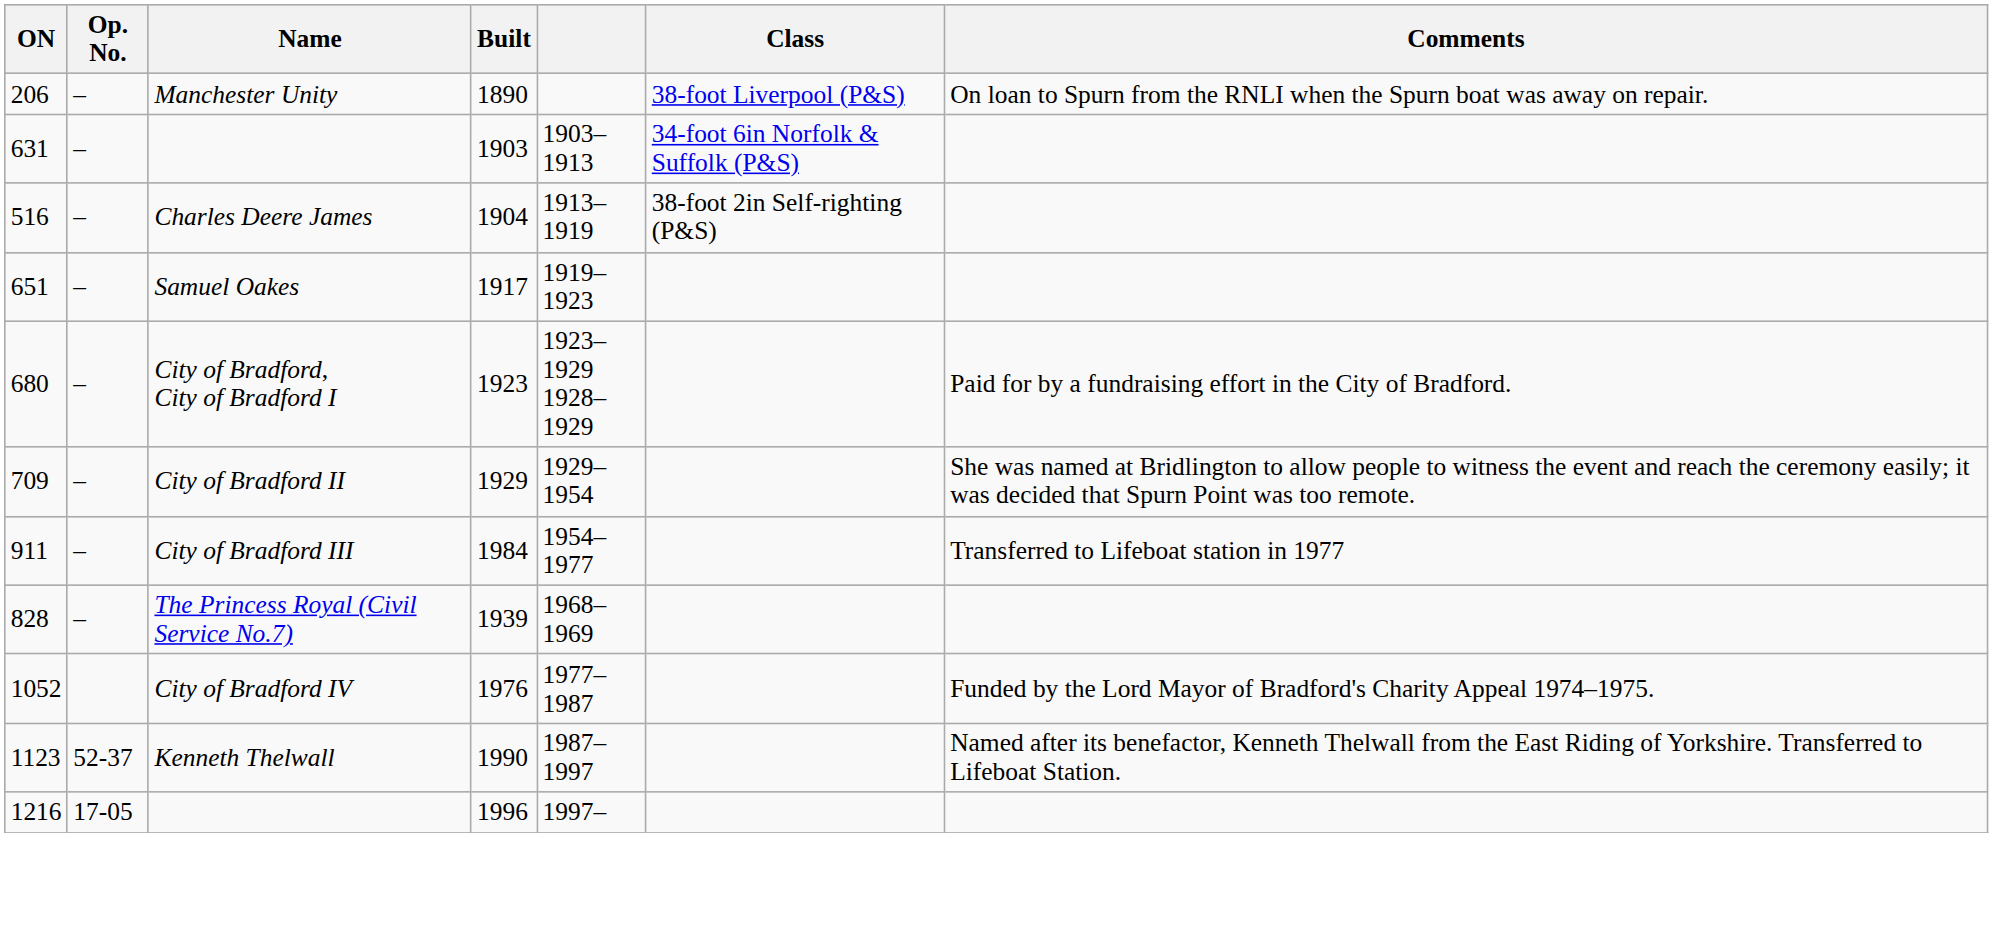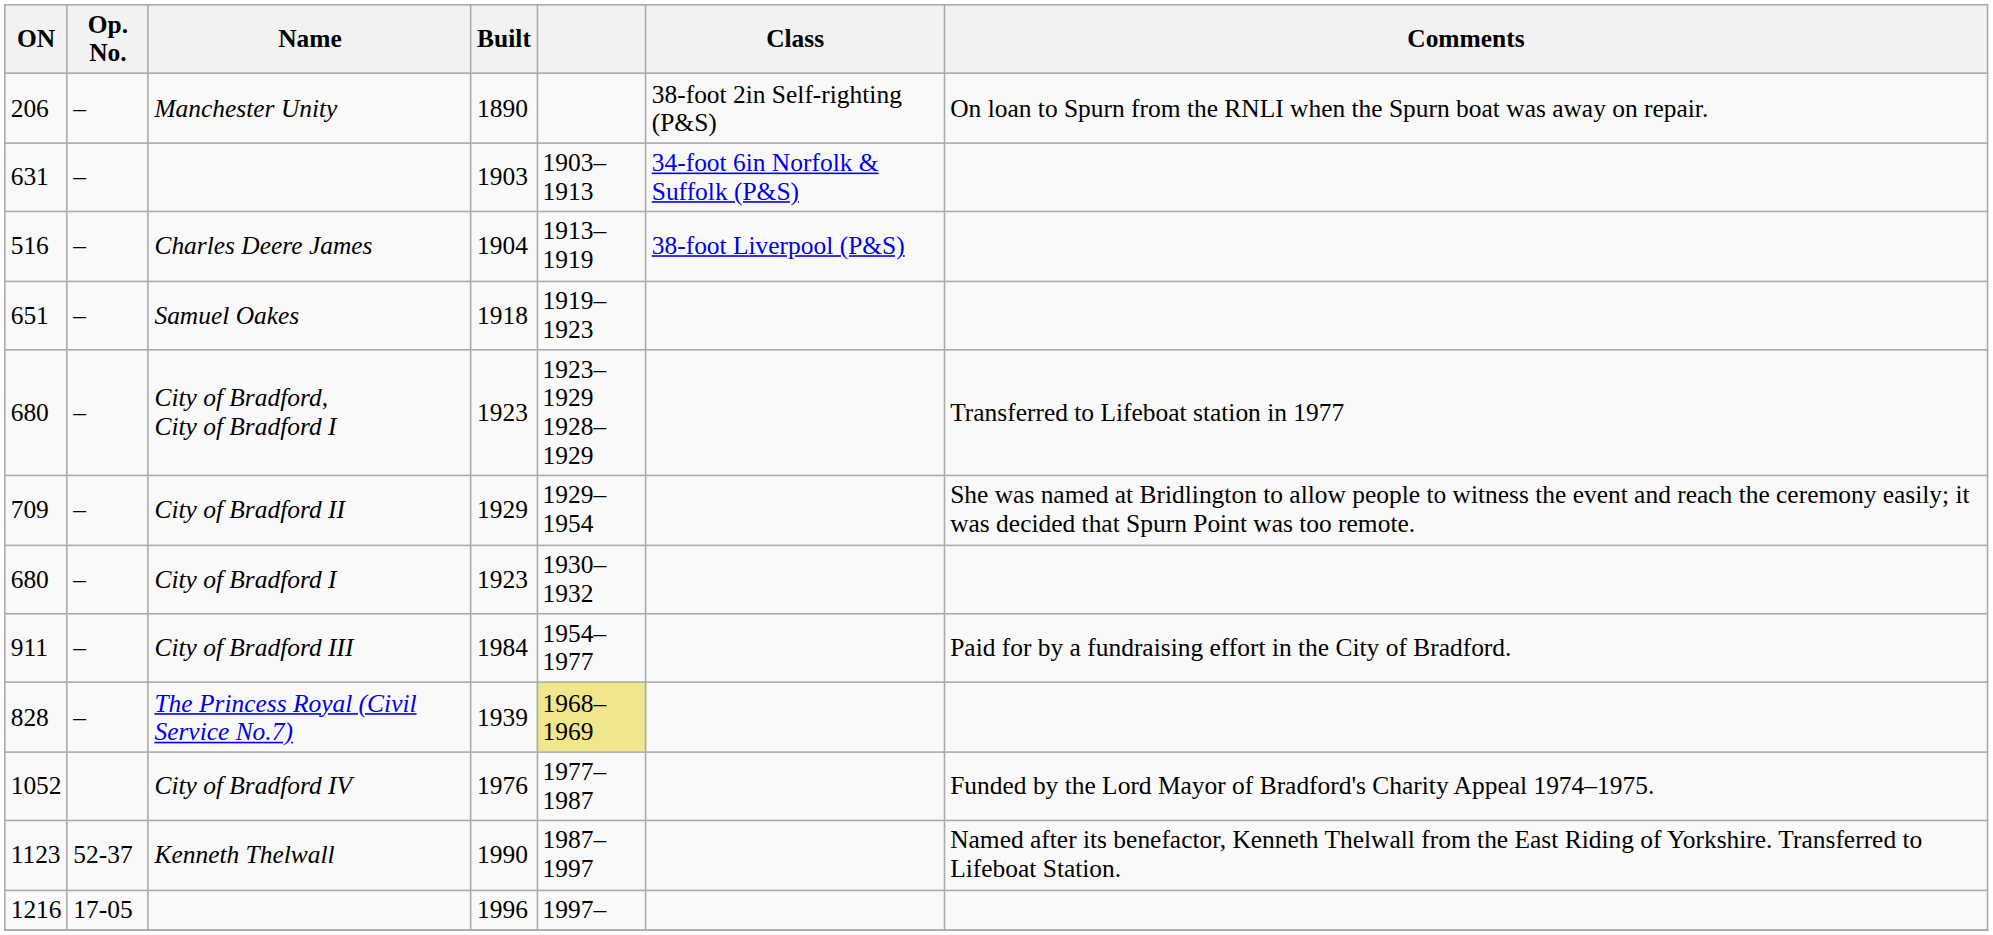(778, 93) 38-foot Liverpool (P&S) -> (777, 107) 38-foot 2in Self-righting (P&S)
(777, 217) 38-foot 2in Self-righting (P&S) -> (778, 245) 38-foot Liverpool (P&S)
(503, 286) 1917 -> (503, 314) 1918
(1231, 383) Paid for by a fundraising effort in the City of Bradford. -> (1147, 412) Transferred to Lifeboat station in 1977
+ row: (30, 578)
(1147, 550) Transferred to Lifeboat station in 1977 -> (1231, 647) Paid for by a fundraising effort in the City of Bradford.
(574, 619) no background -> (574, 716) khaki background
